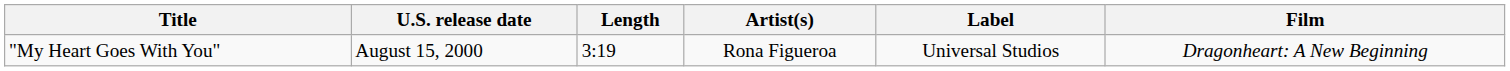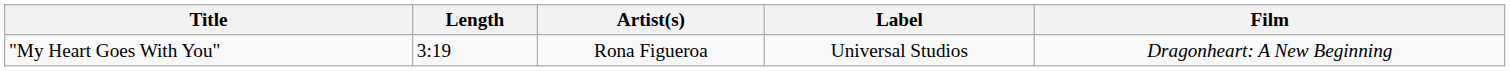- column: (464, 19)
